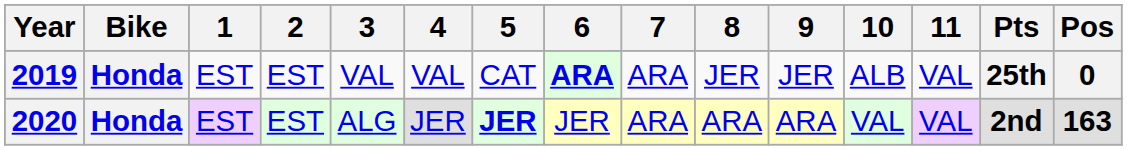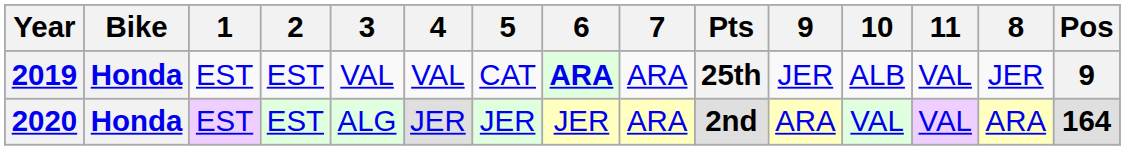columns swapped: (732, 27) <-> (1016, 27)
(1087, 74) 0 -> (1087, 74) 9
(508, 121) bold -> (508, 121) normal
(1087, 121) 163 -> (1087, 121) 164
